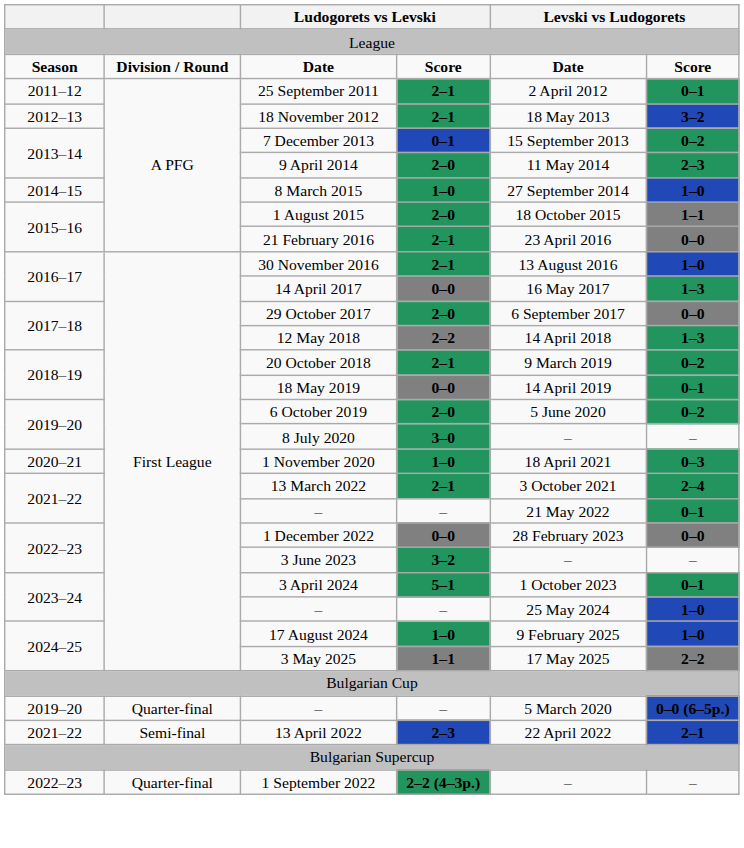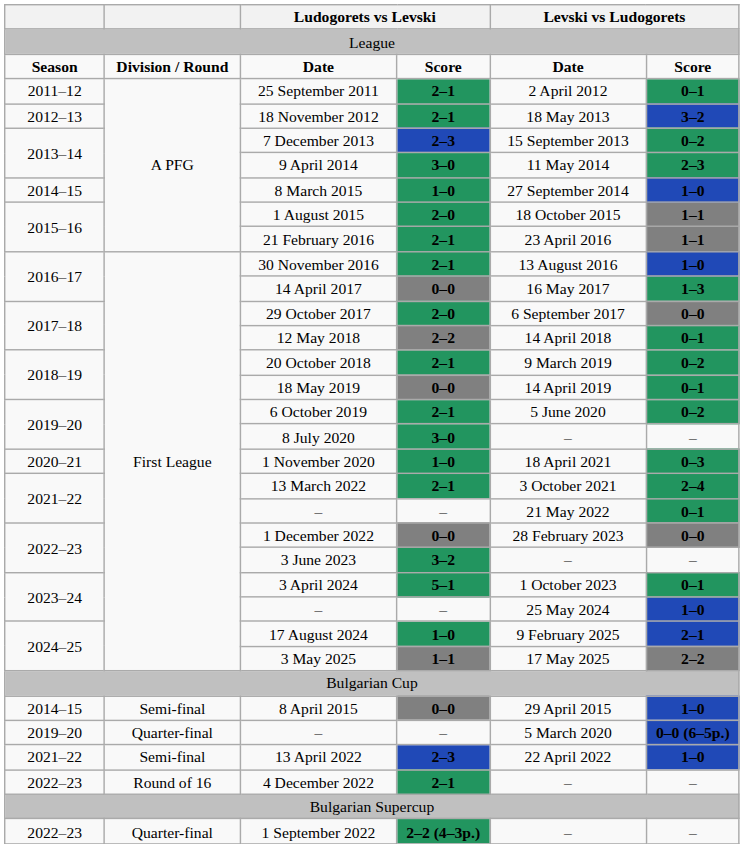(443, 140) 0–1 -> (443, 140) 2–3
(443, 165) 2–0 -> (443, 165) 3–0
(693, 239) 0–0 -> (693, 239) 1–1
(693, 338) 1–3 -> (693, 338) 0–1
(443, 412) 2–0 -> (443, 412) 2–1
(693, 634) 1–0 -> (693, 634) 2–1
+ row: (55, 708)
(693, 733) 2–1 -> (693, 757) 1–0
+ row: (55, 782)
